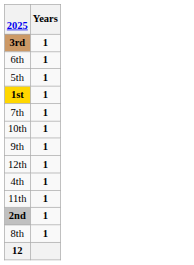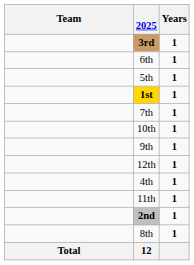+ column: (69, 19)
